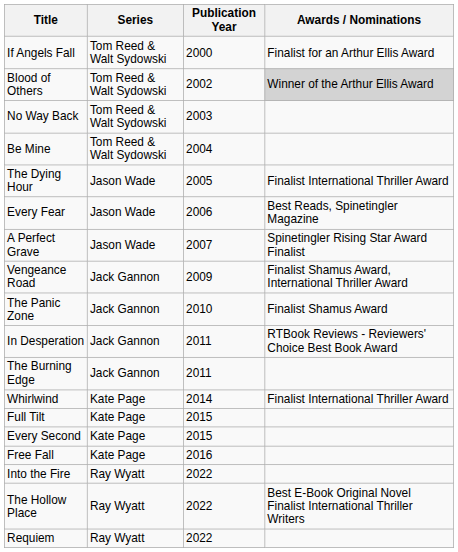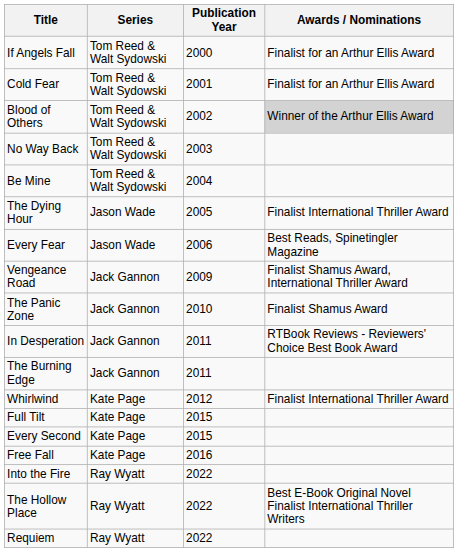+ row: (33, 84)
- row: (31, 245)
(199, 399) 2014 -> (199, 399) 2012
